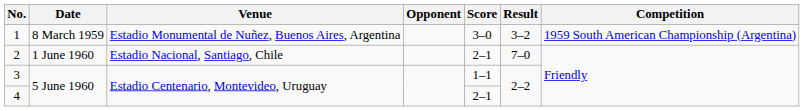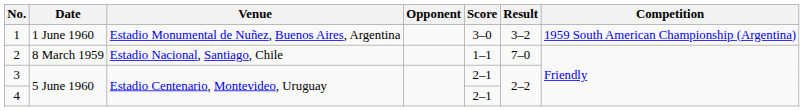(68, 34) 8 March 1959 -> (63, 34) 1 June 1960
(63, 55) 1 June 1960 -> (68, 55) 8 March 1959
(482, 55) 2–1 -> (482, 55) 1–1
(482, 75) 1–1 -> (482, 75) 2–1
